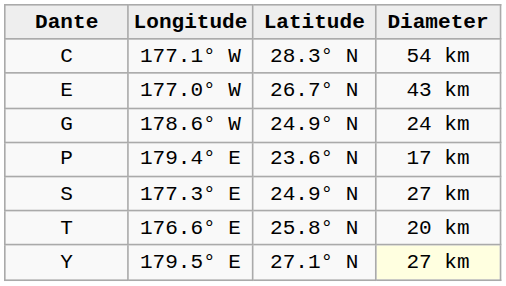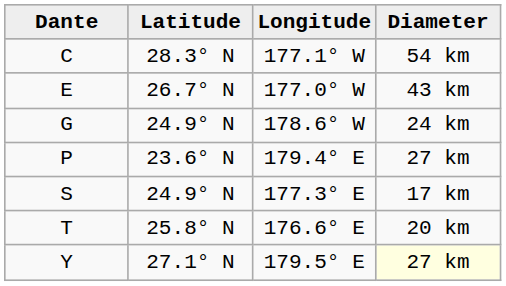columns swapped: (314, 22) <-> (190, 22)
(438, 159) 17 km -> (438, 159) 27 km
(438, 194) 27 km -> (438, 194) 17 km
